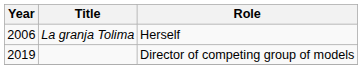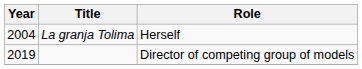(21, 34) 2006 -> (21, 34) 2004
